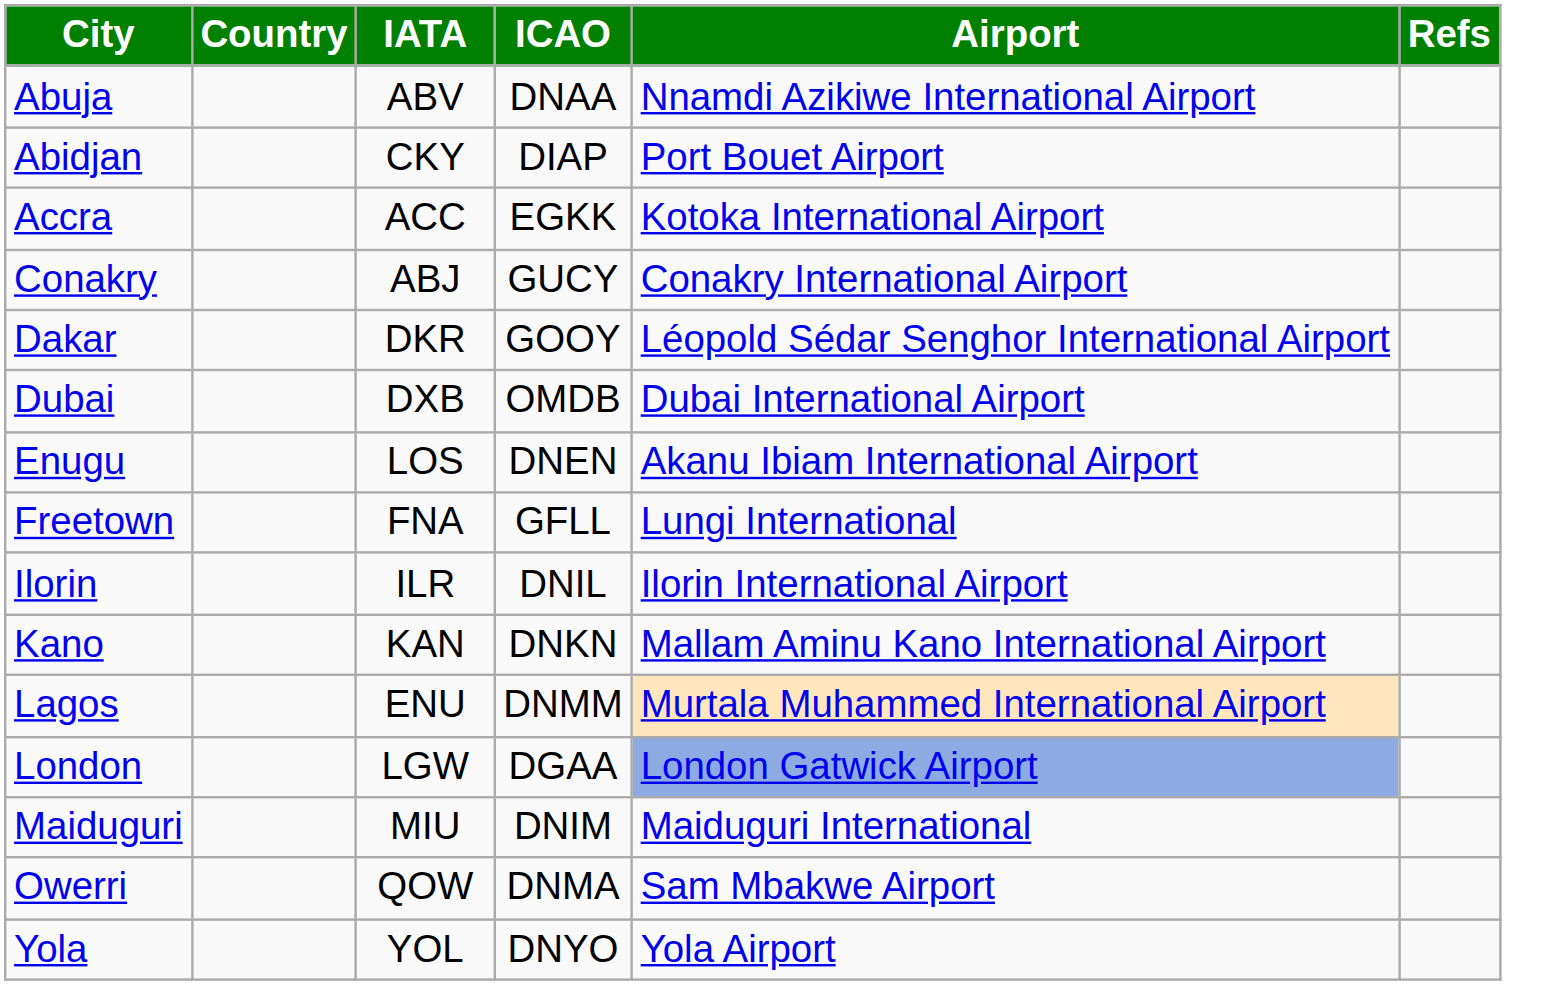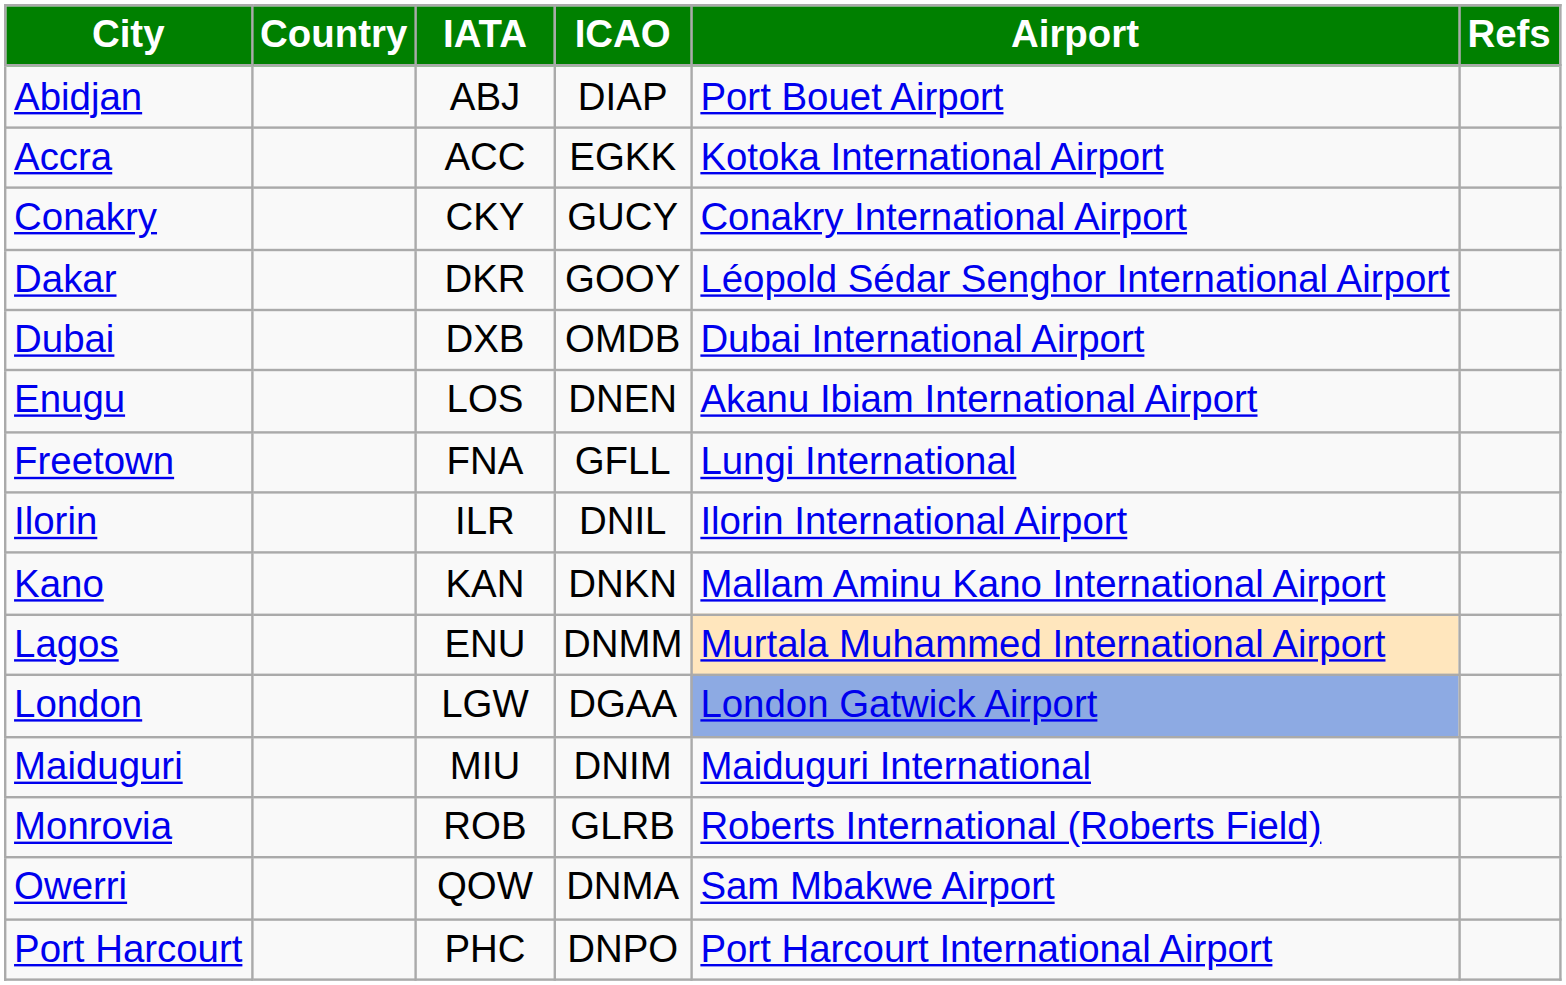- row: (63, 95)
(425, 156) CKY -> (485, 95) ABJ
(425, 278) ABJ -> (485, 217) CKY
+ row: (93, 826)
+ row: (128, 948)
- row: (51, 948)
